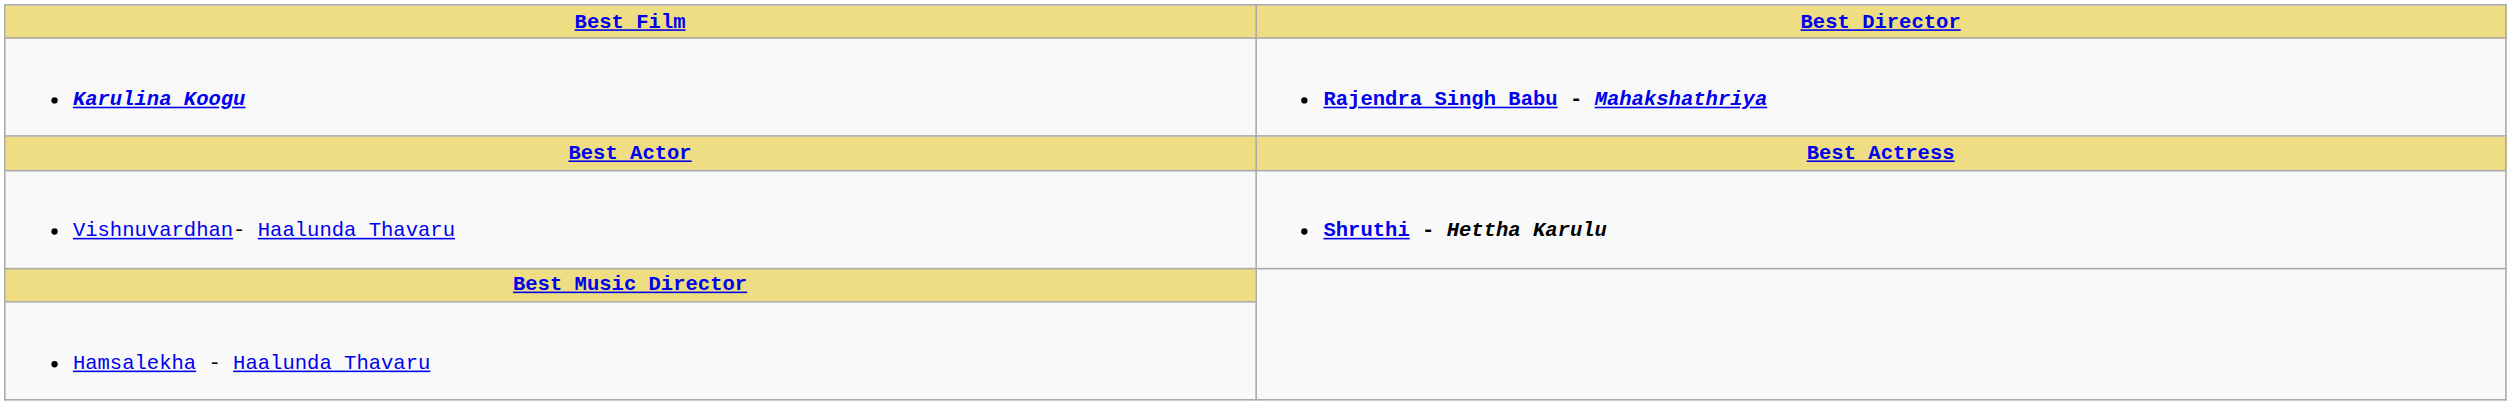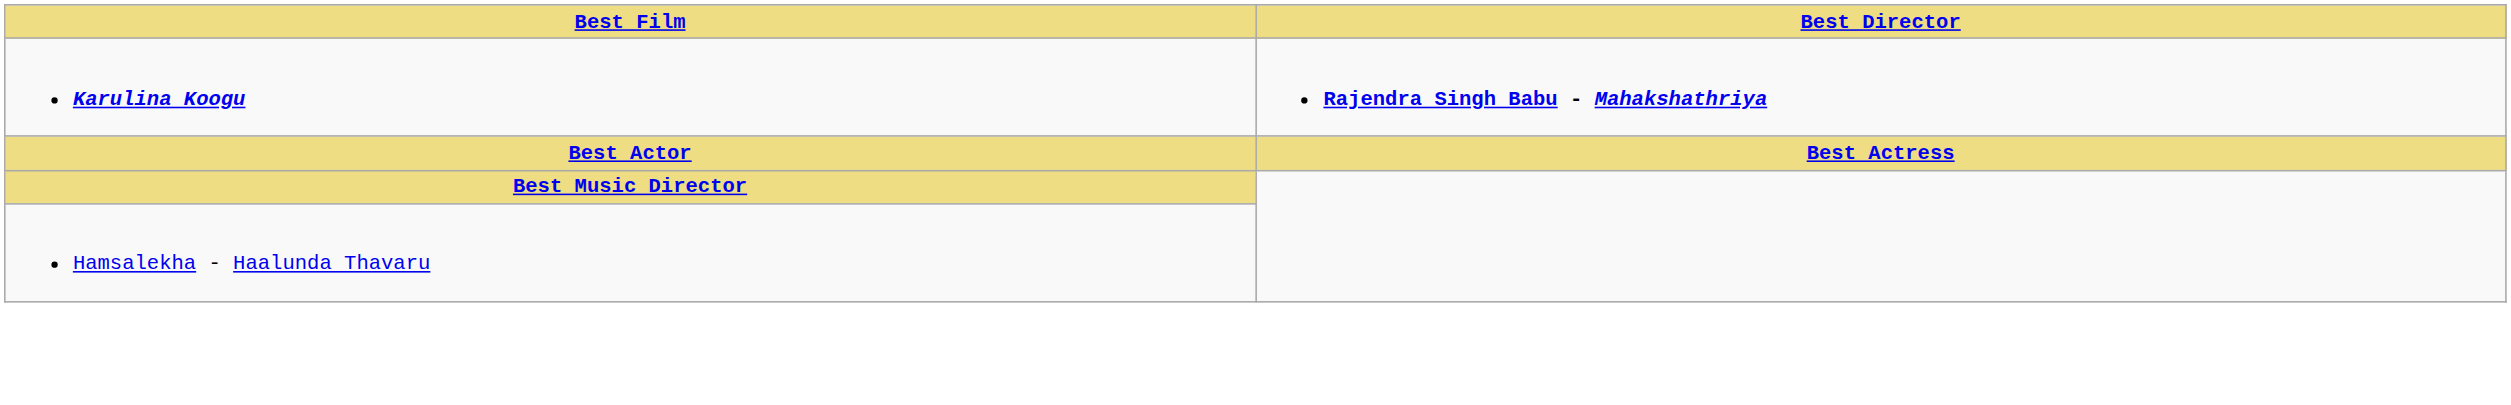- row: (630, 231)
